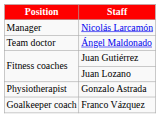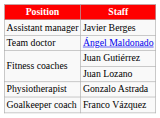- row: (117, 27)
+ row: (109, 27)
